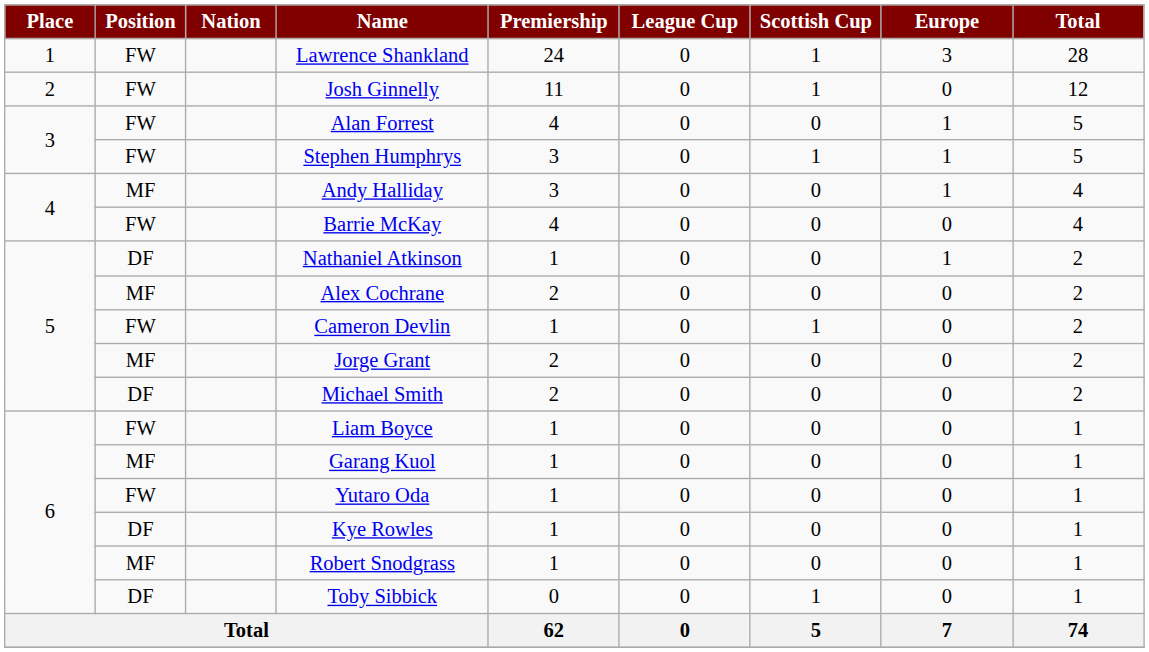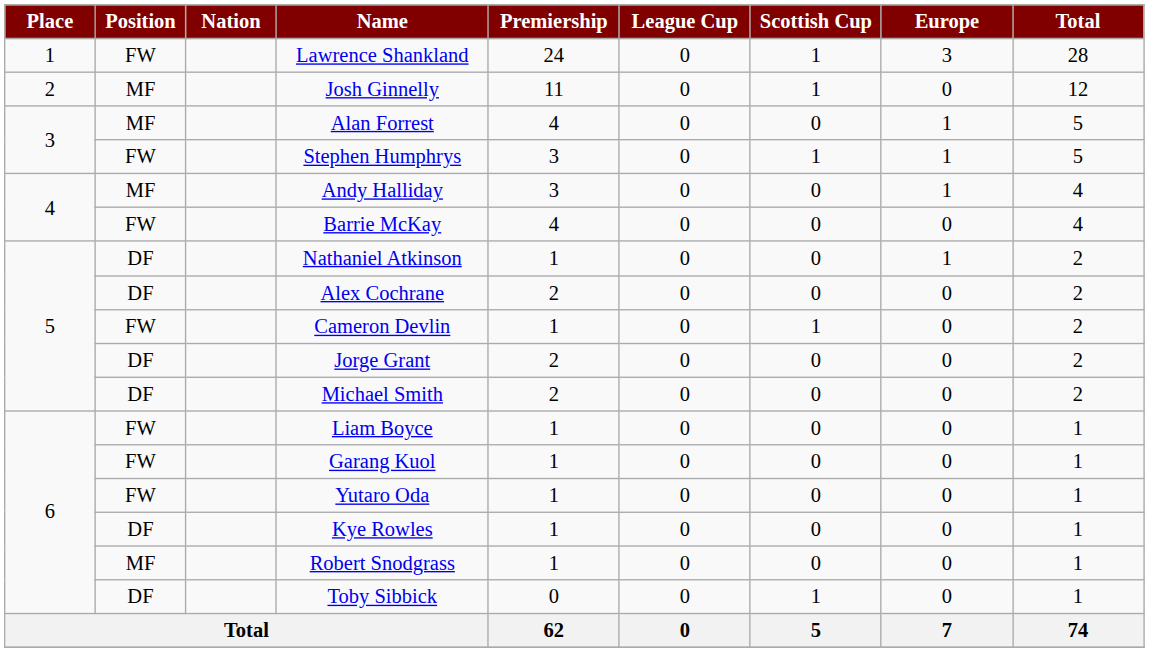(140, 89) FW -> (140, 89) MF
(140, 123) FW -> (140, 123) MF
(140, 292) MF -> (140, 292) DF
(140, 359) MF -> (140, 359) DF
(140, 461) MF -> (140, 461) FW
